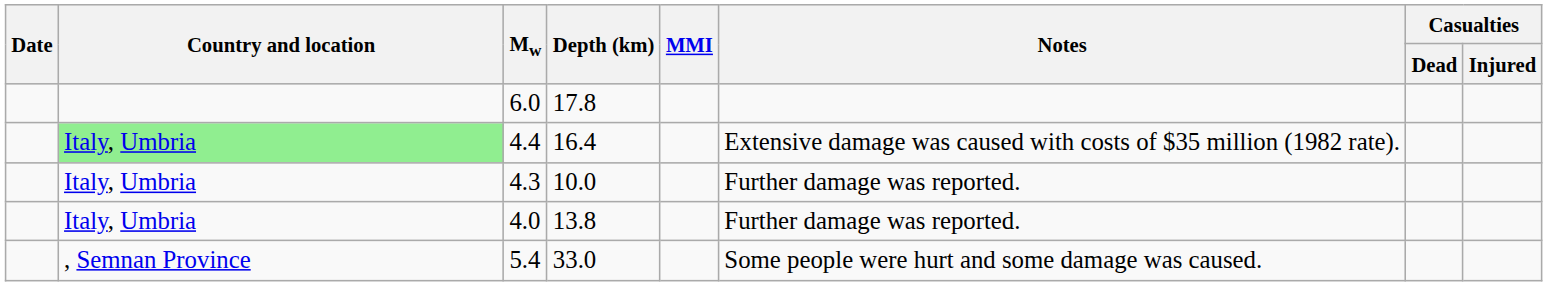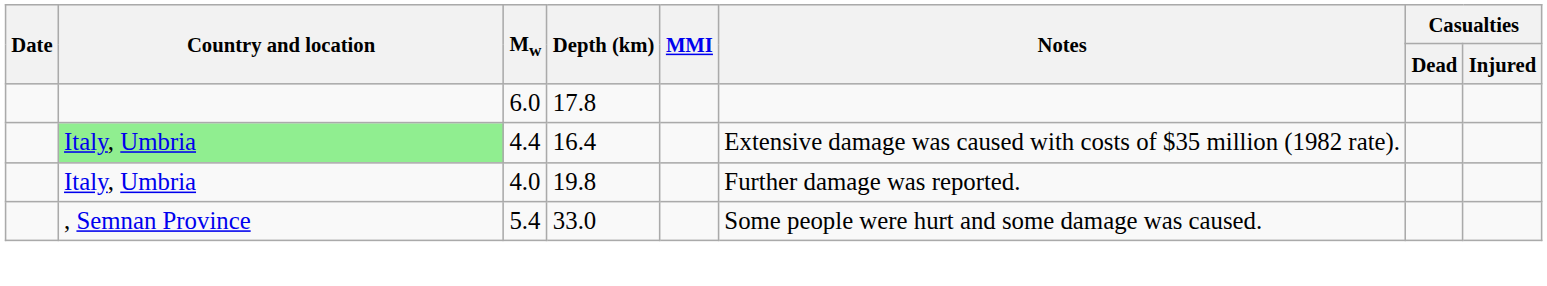- row: (525, 181)
(575, 220) 13.8 -> (575, 181) 19.8
